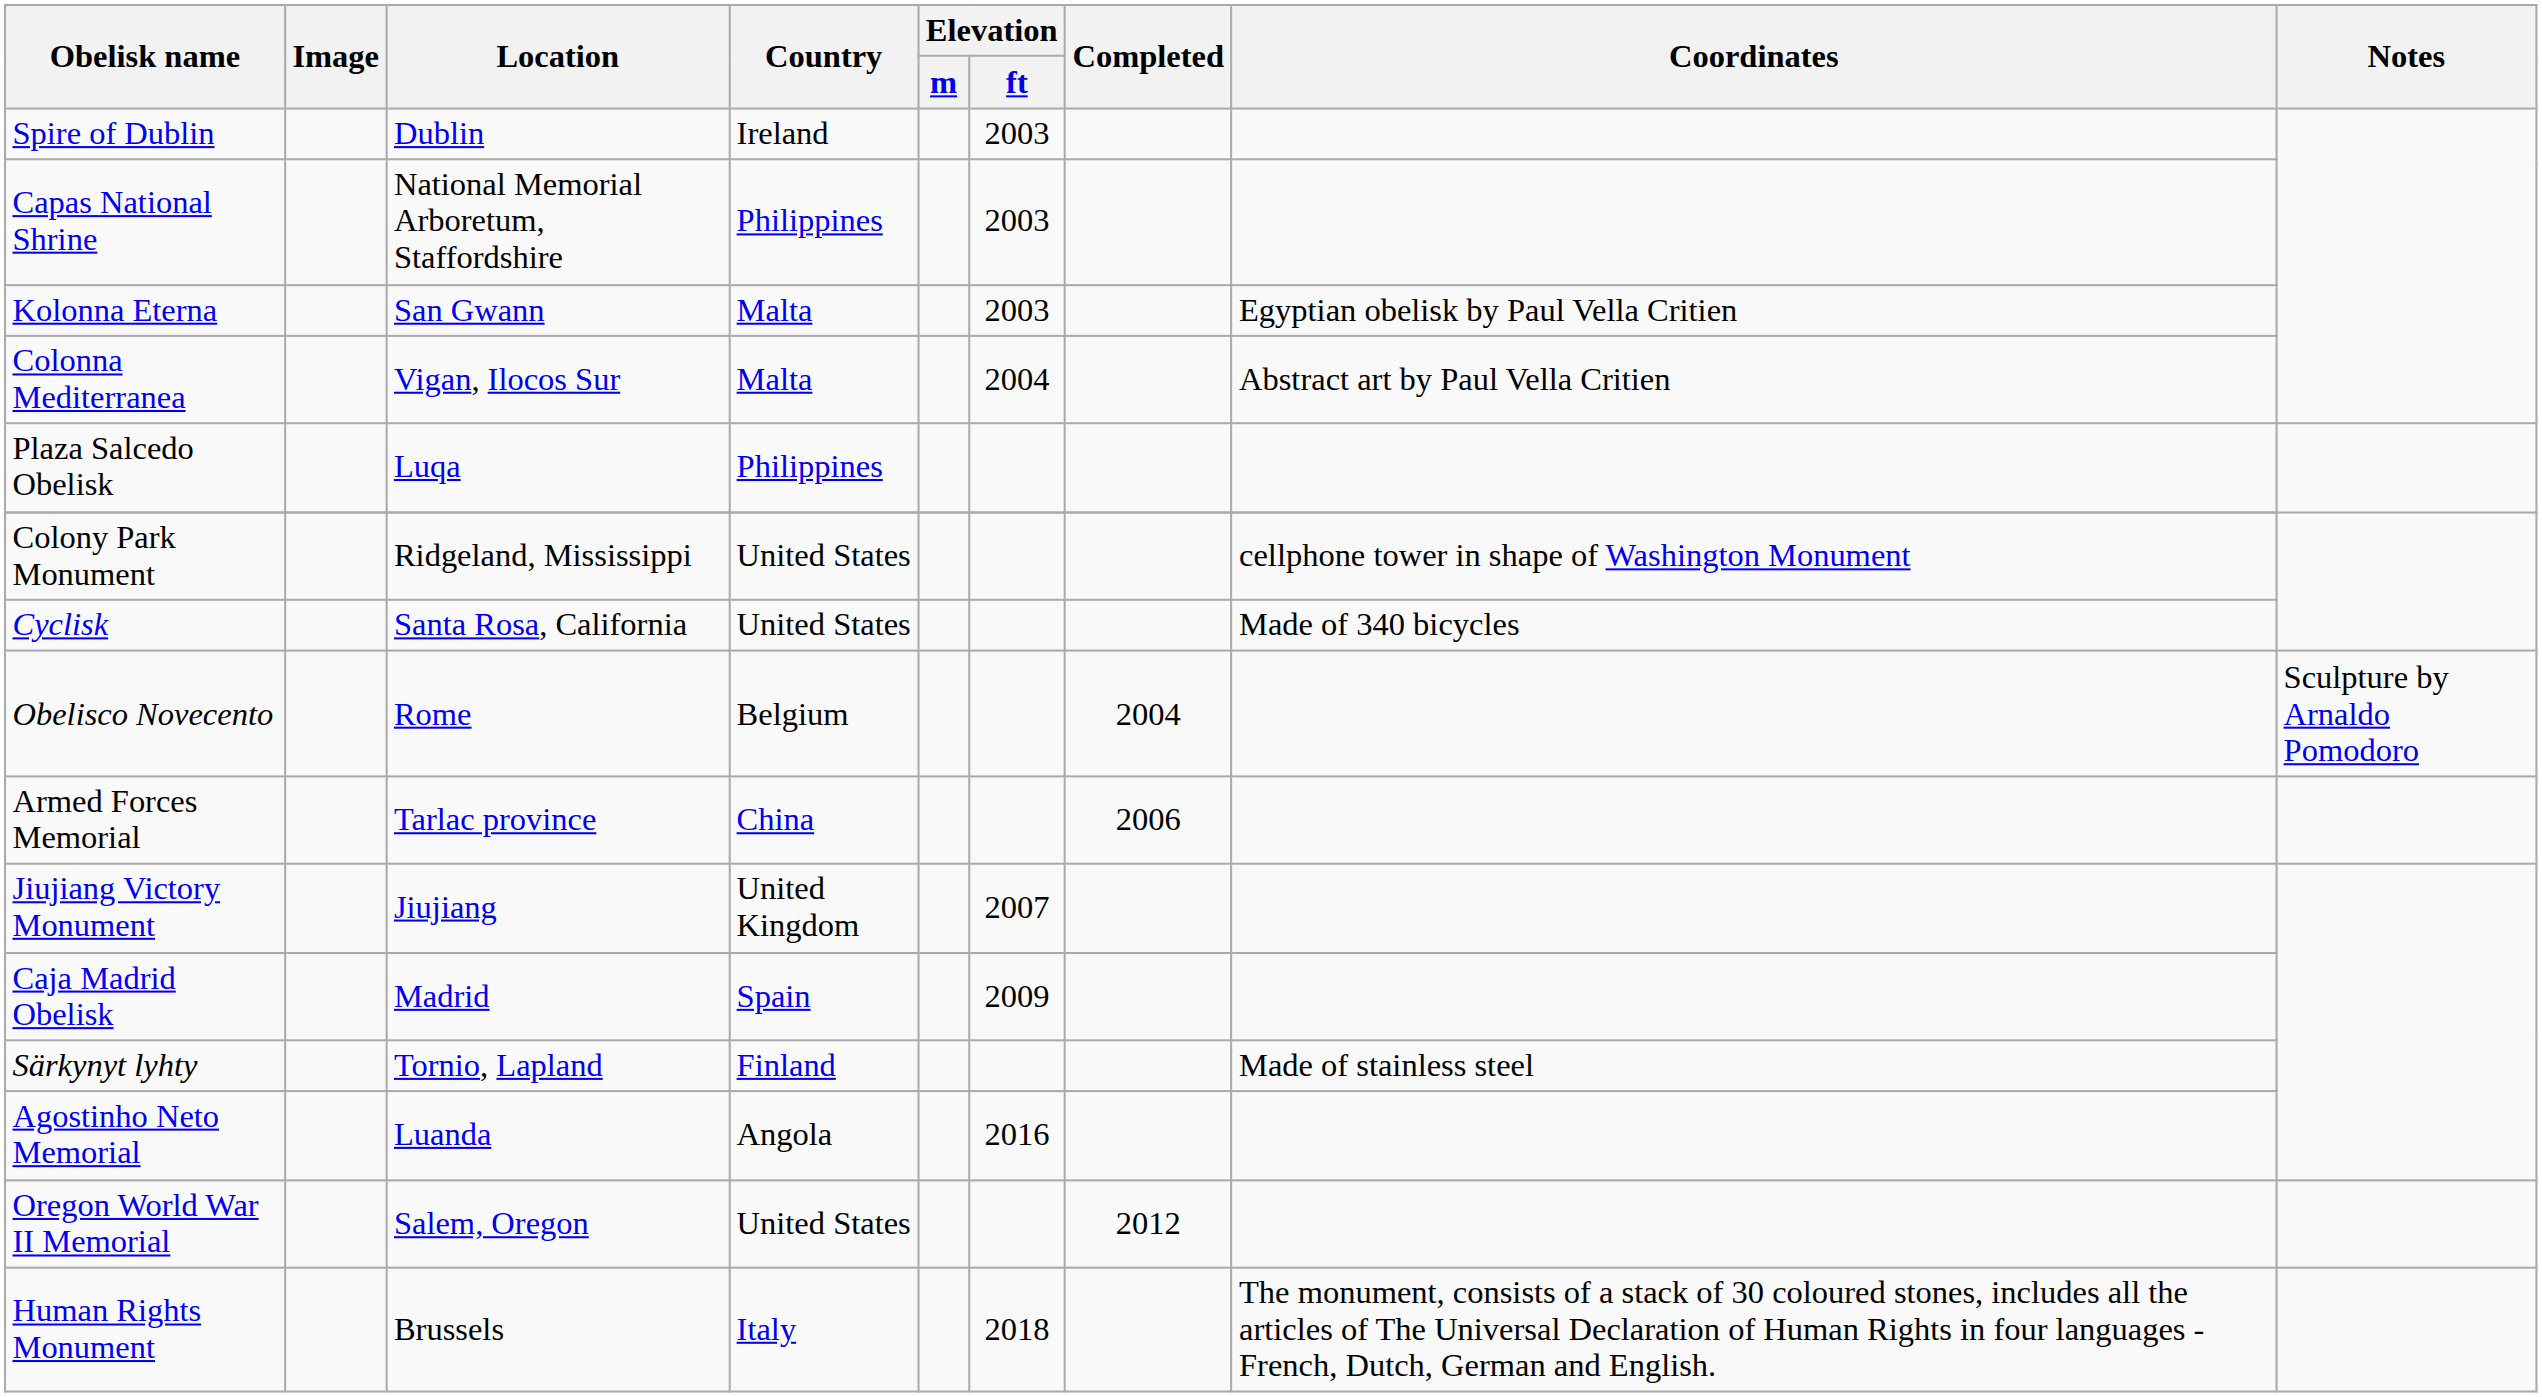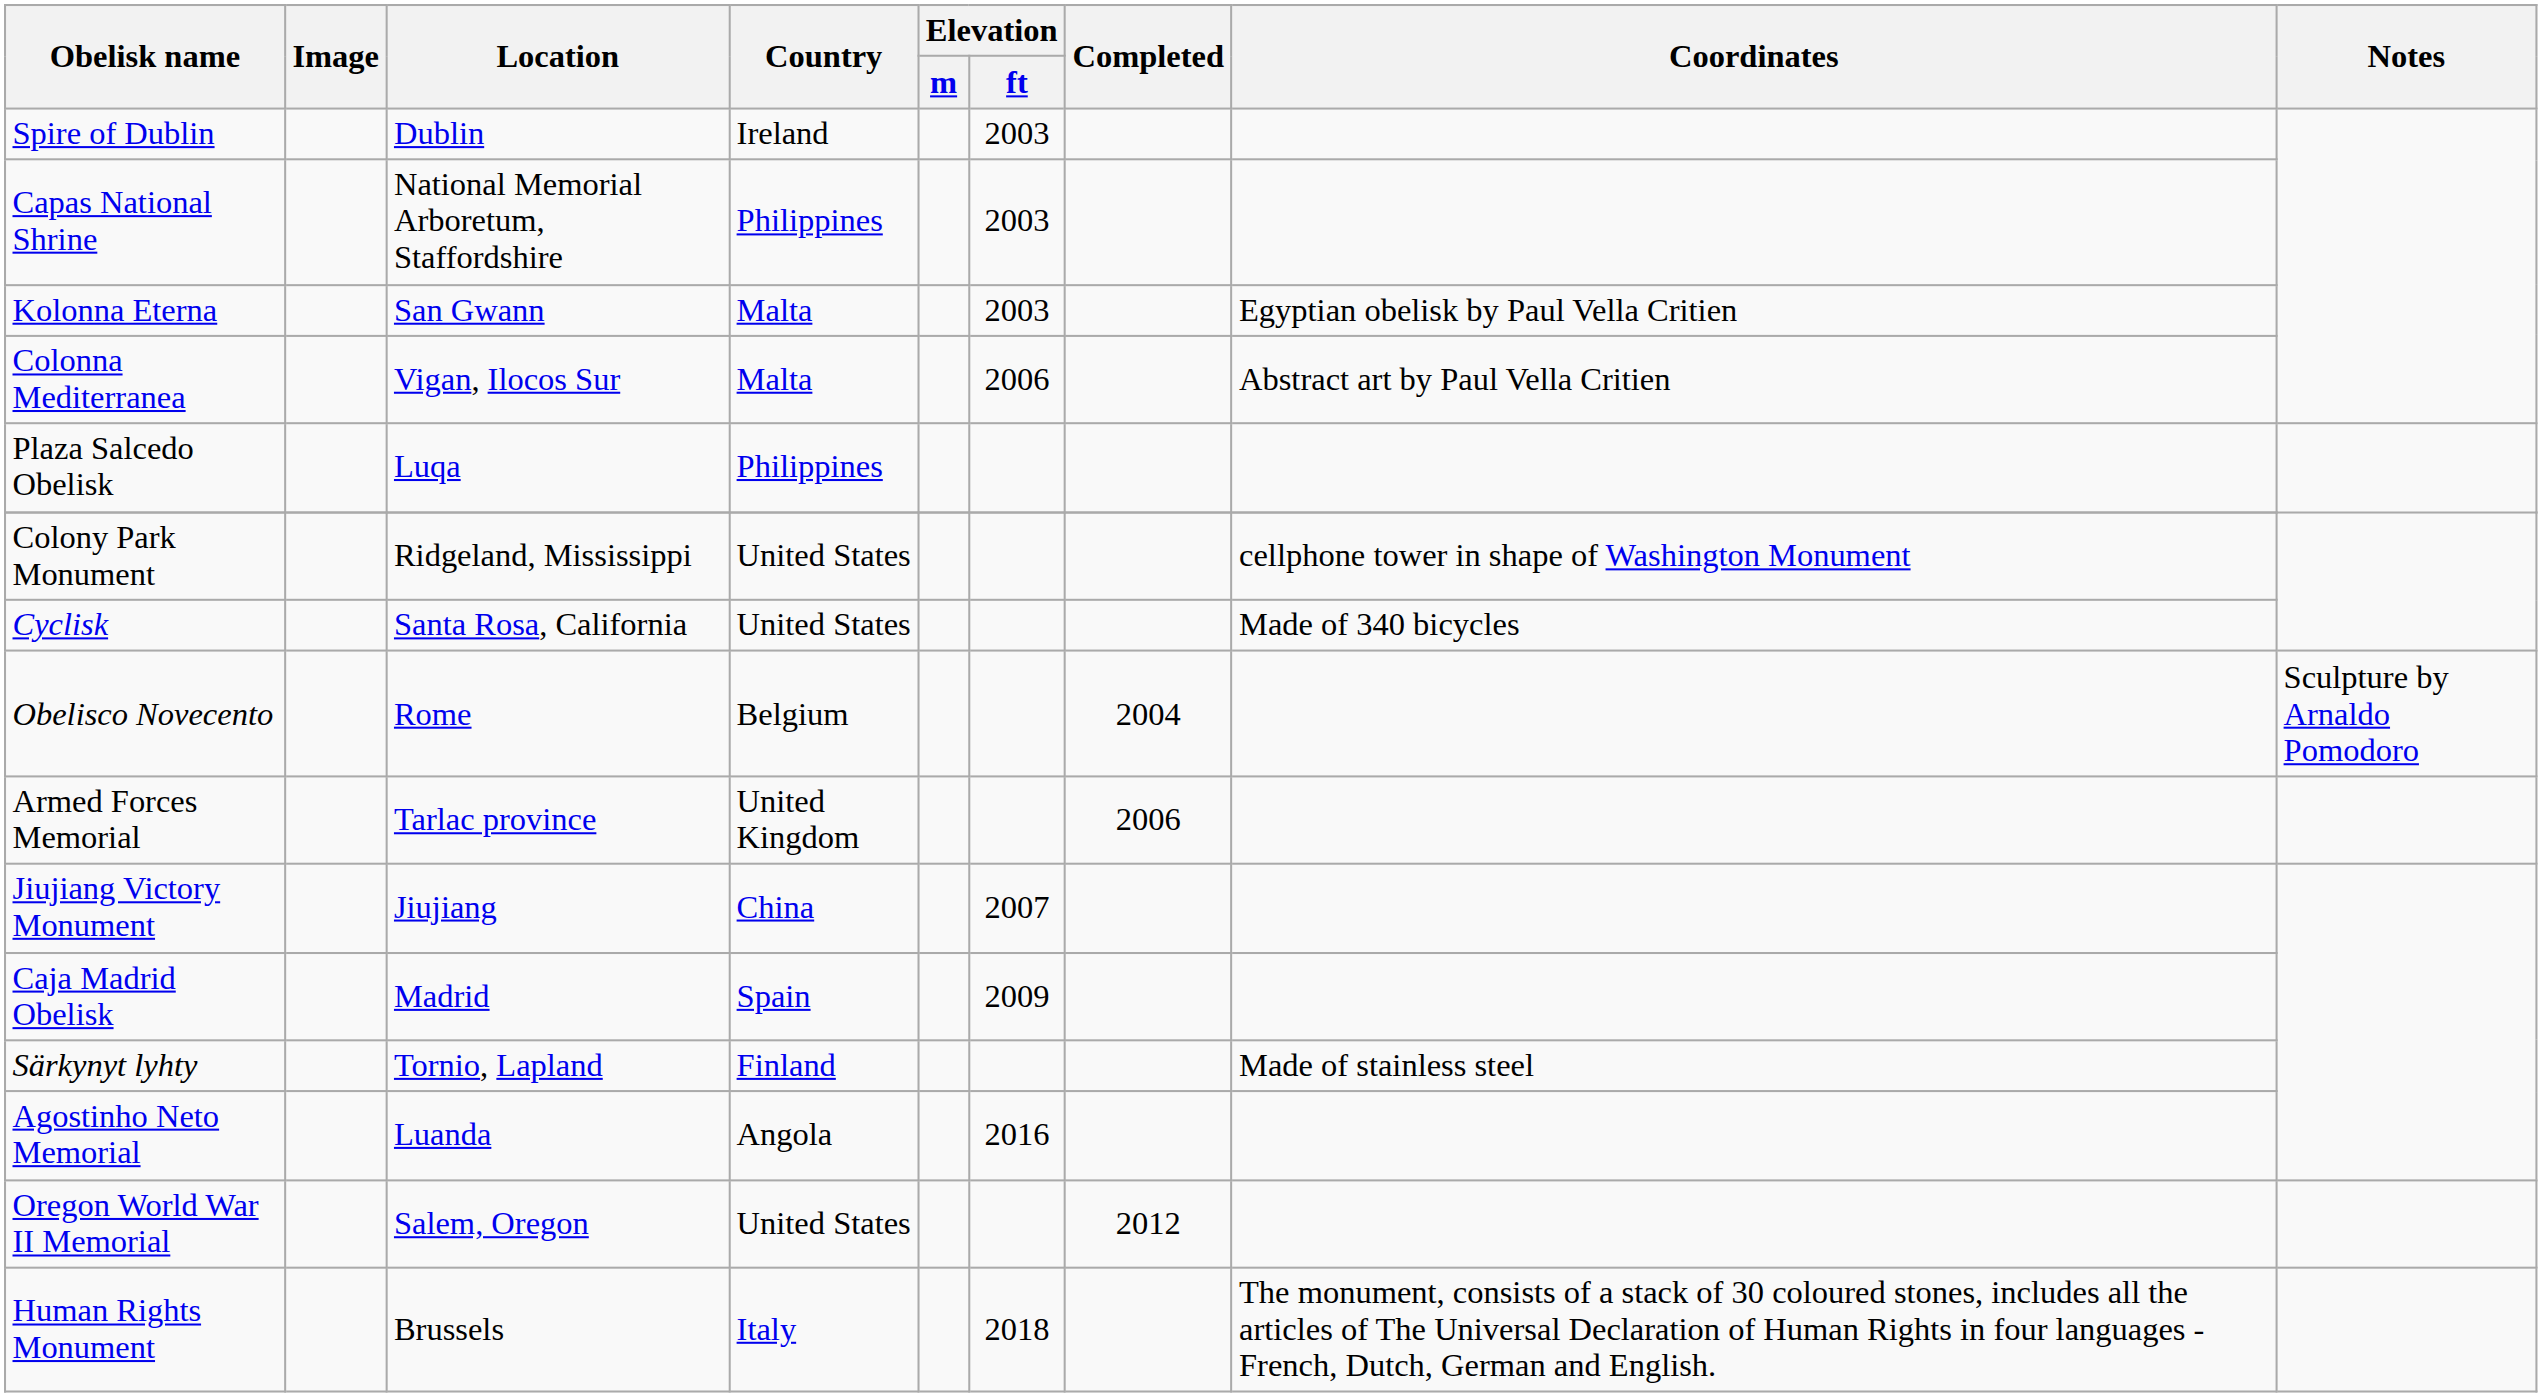(1017, 379) 2004 -> (1017, 379) 2006
(775, 819) China -> (798, 819) United Kingdom
(798, 907) United Kingdom -> (775, 907) China
